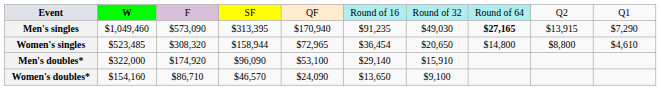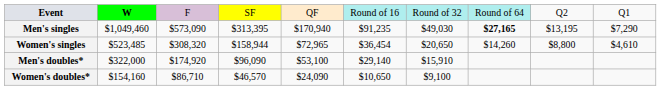(562, 29) $13,915 -> (562, 29) $13,195
(499, 45) $14,800 -> (499, 45) $14,260
(375, 77) $13,650 -> (375, 77) $10,650
